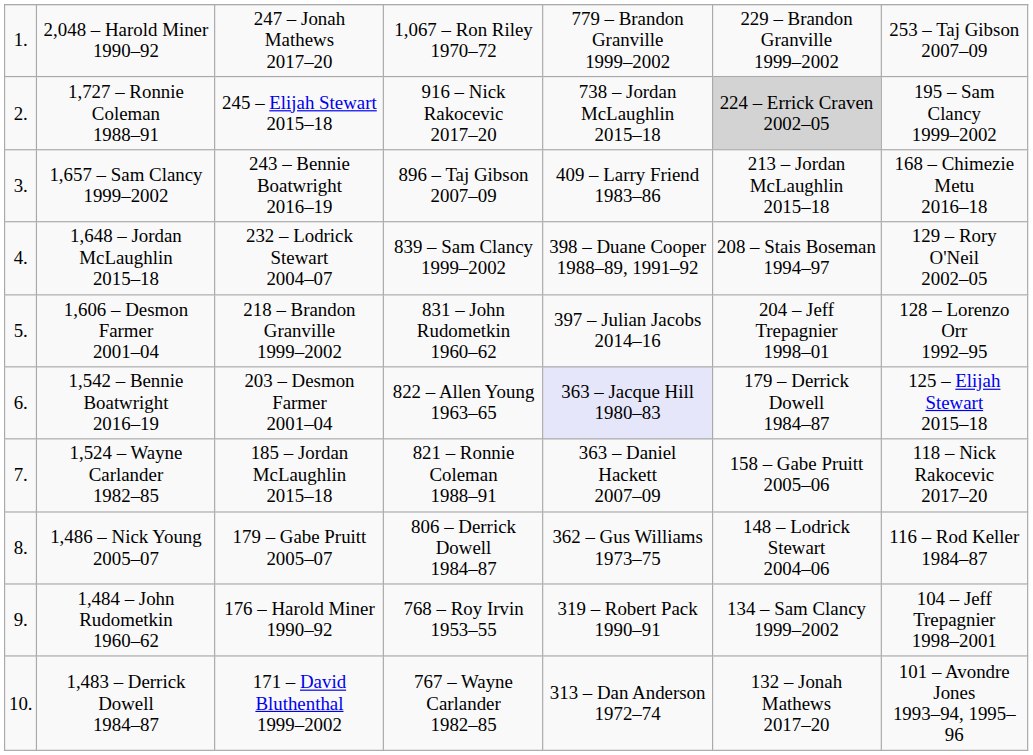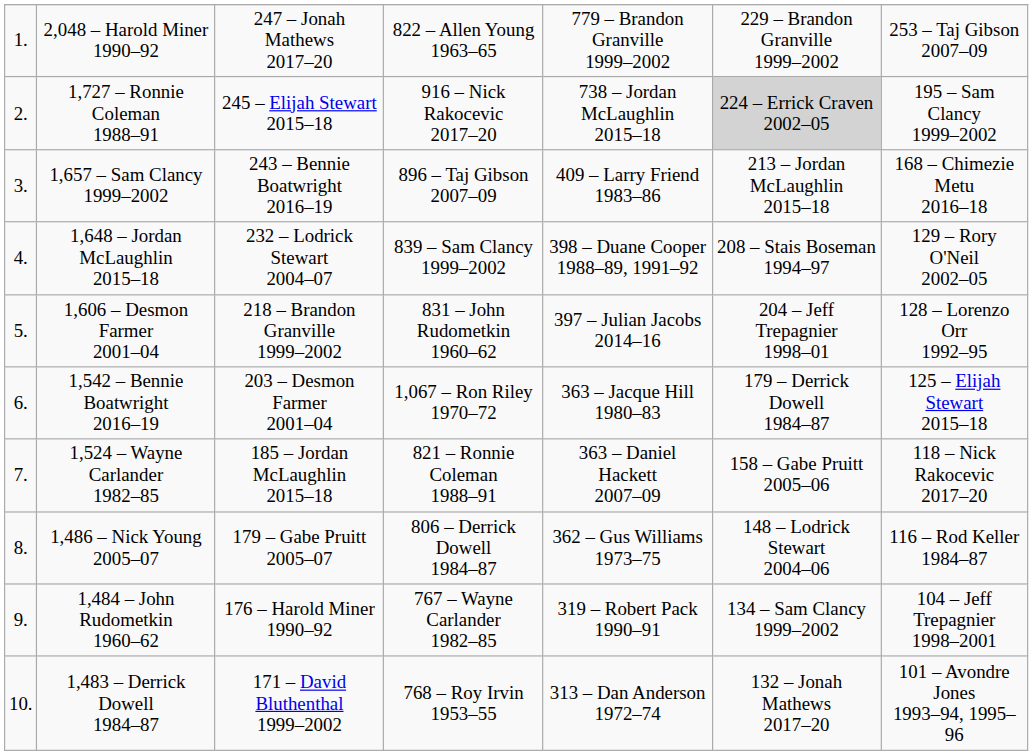(464, 40) 1,067 – Ron Riley 1970–72 -> (464, 40) 822 – Allen Young 1963–65
(464, 402) 822 – Allen Young 1963–65 -> (464, 402) 1,067 – Ron Riley 1970–72
(628, 402) lavender background -> (628, 402) no background
(464, 620) 768 – Roy Irvin 1953–55 -> (464, 620) 767 – Wayne Carlander 1982–85
(464, 703) 767 – Wayne Carlander 1982–85 -> (464, 703) 768 – Roy Irvin 1953–55
